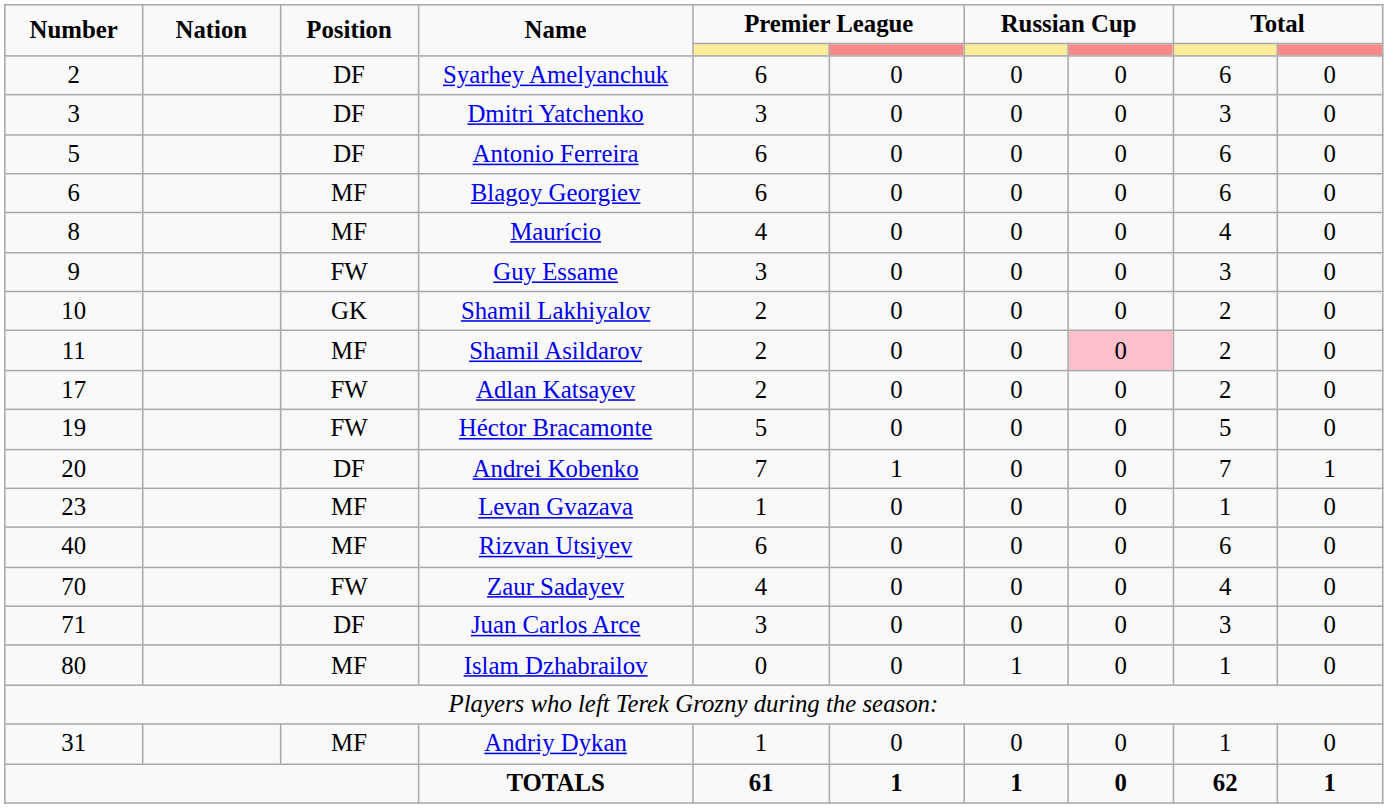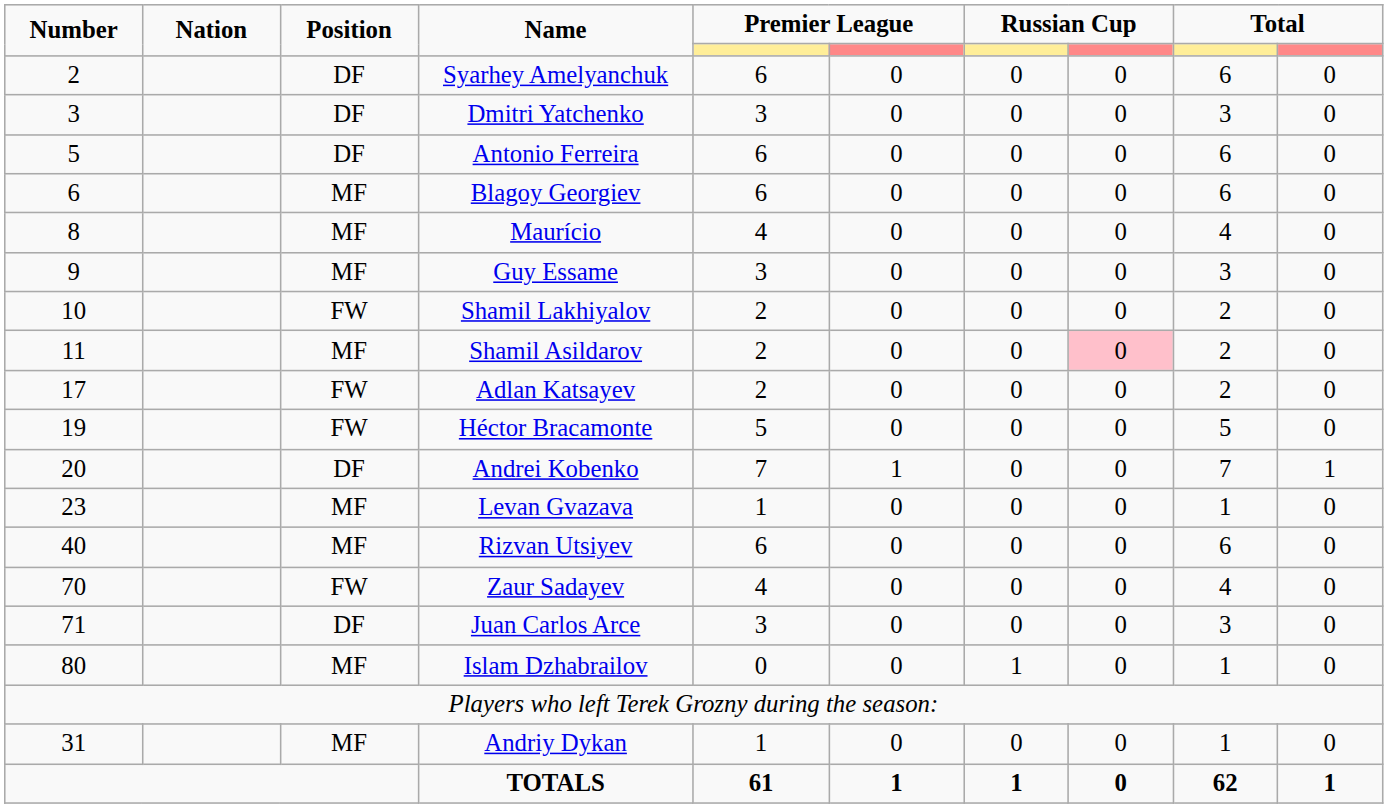(349, 271) FW -> (349, 271) MF
(349, 310) GK -> (349, 310) FW
